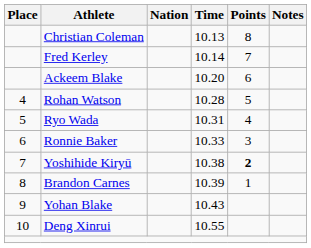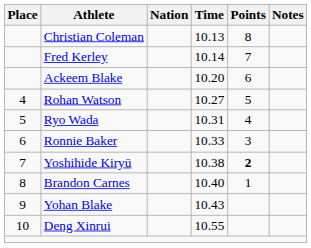(209, 99) 10.28 -> (209, 99) 10.27
(209, 183) 10.39 -> (209, 183) 10.40
